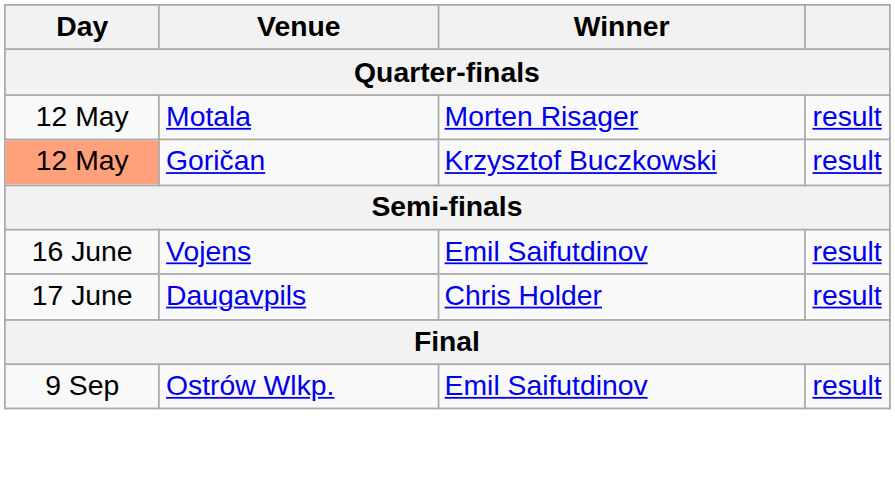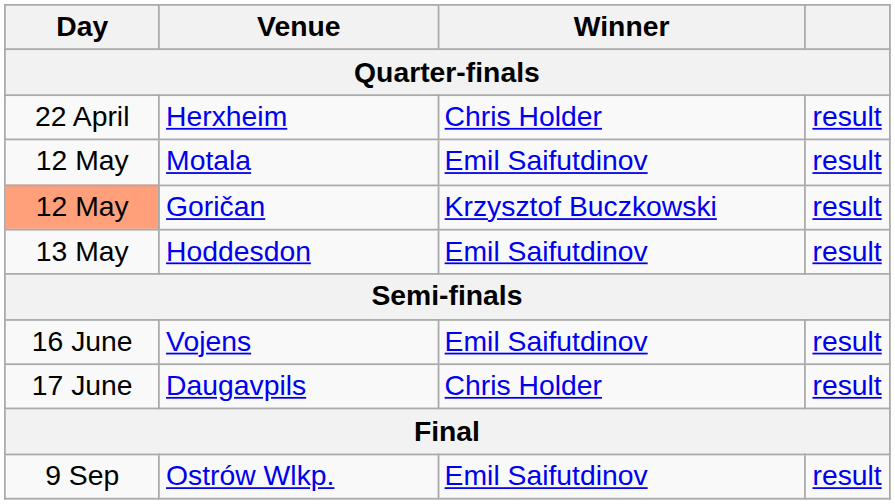+ row: (227, 116)
(541, 116) Morten Risager -> (546, 161) Emil Saifutdinov
+ row: (238, 251)
